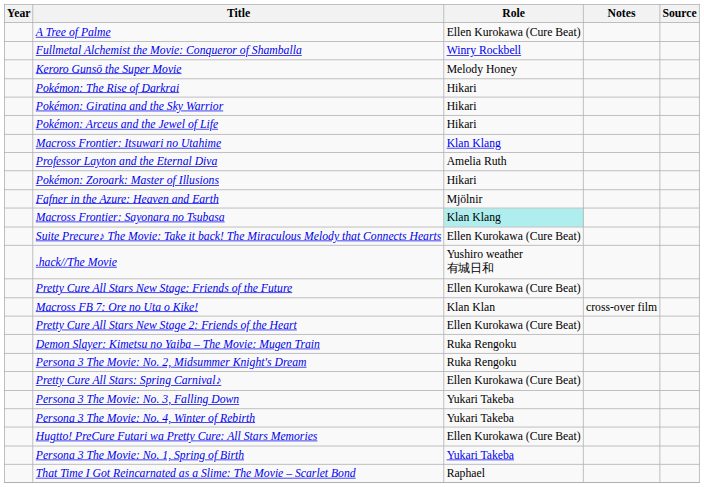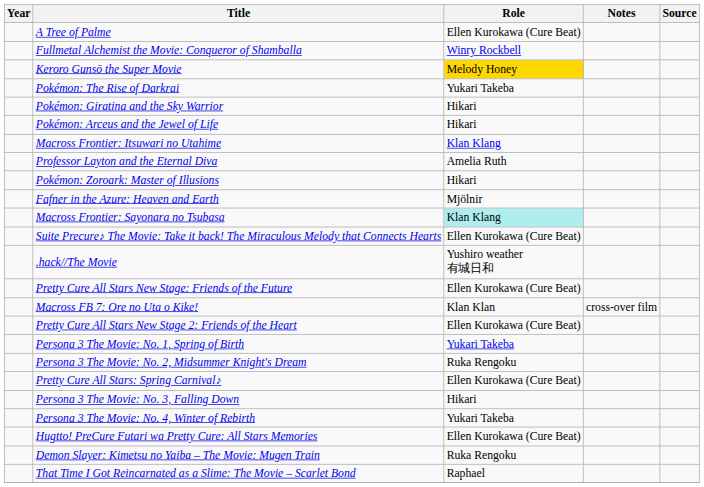(482, 69) no background -> (482, 69) gold background
(462, 87) Hikari -> (480, 87) Yukari Takeba
rows swapped: (140, 455) <-> (178, 343)
(480, 399) Yukari Takeba -> (462, 399) Hikari
